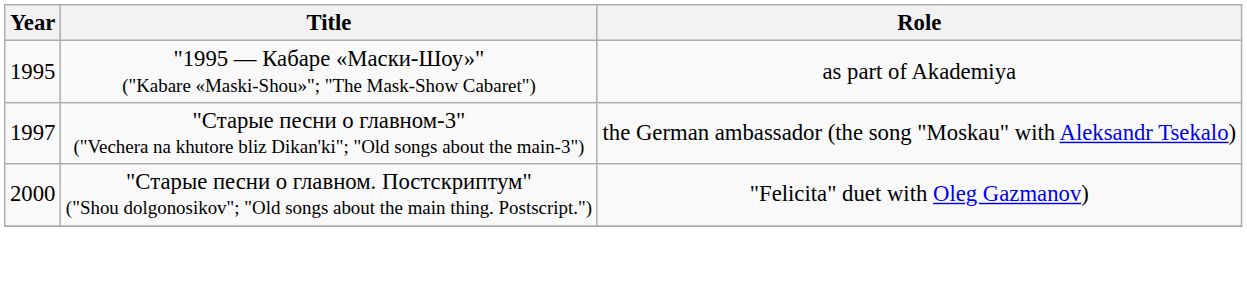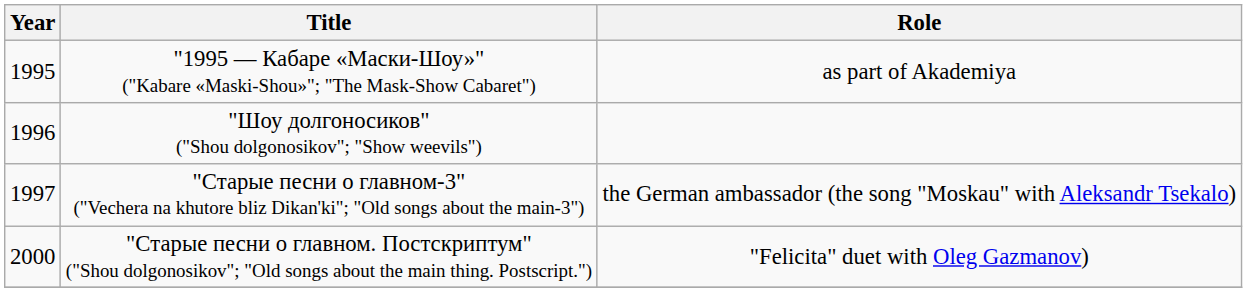+ row: (329, 132)
